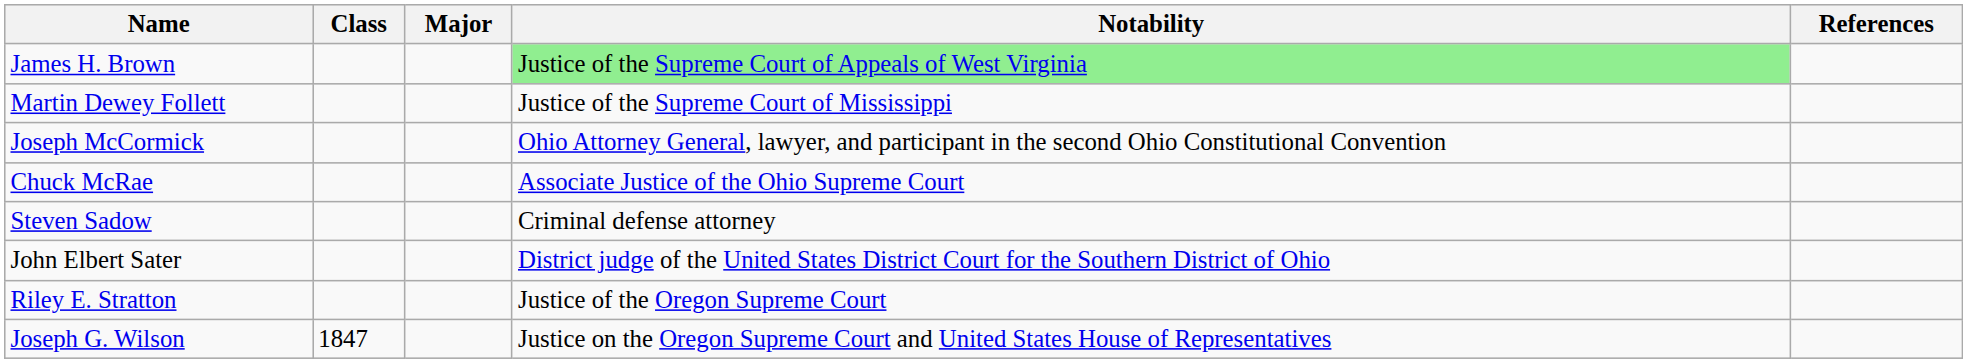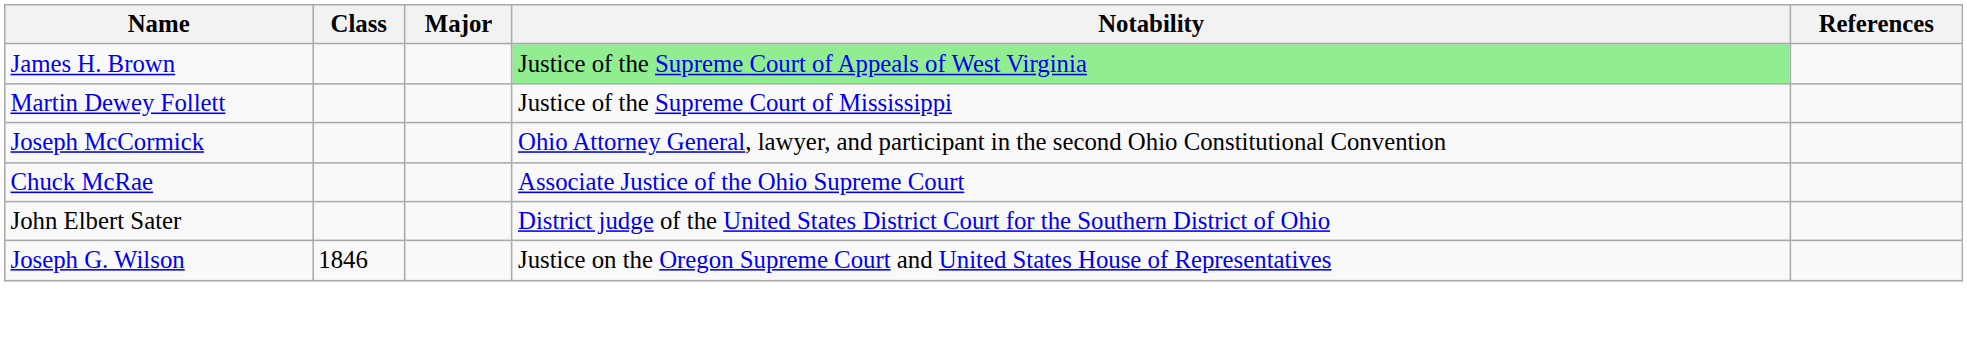- row: (81, 220)
- row: (94, 299)
(343, 338) 1847 -> (343, 260) 1846
